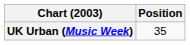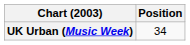(160, 31) 35 -> (160, 31) 34
